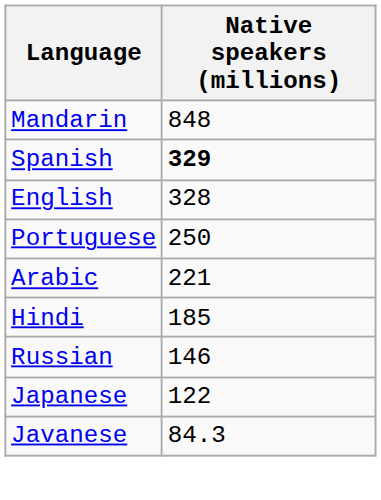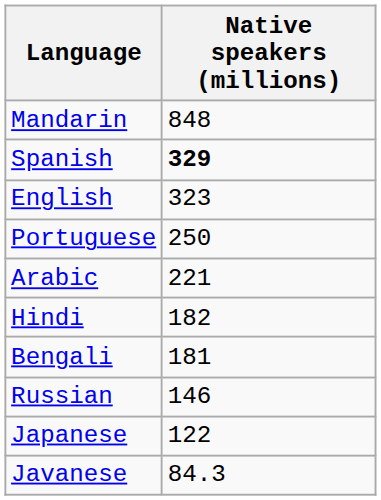(190, 199) 328 -> (190, 199) 323
(190, 317) 185 -> (190, 317) 182
+ row: (62, 357)
